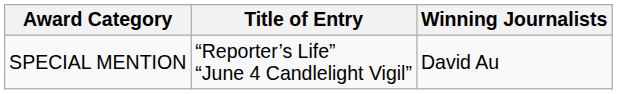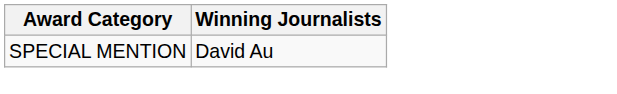- column: (304, 19)
